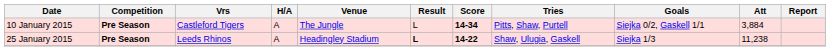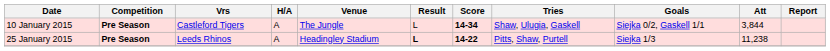(531, 25) Pitts, Shaw, Purtell -> (537, 25) Shaw, Ulugia, Gaskell
(753, 25) 3,884 -> (753, 25) 3,844
(537, 39) Shaw, Ulugia, Gaskell -> (531, 39) Pitts, Shaw, Purtell
